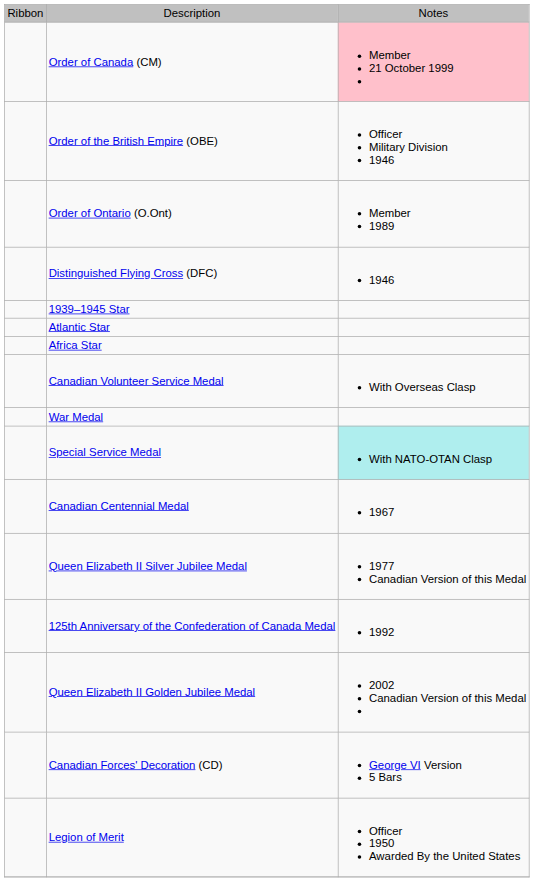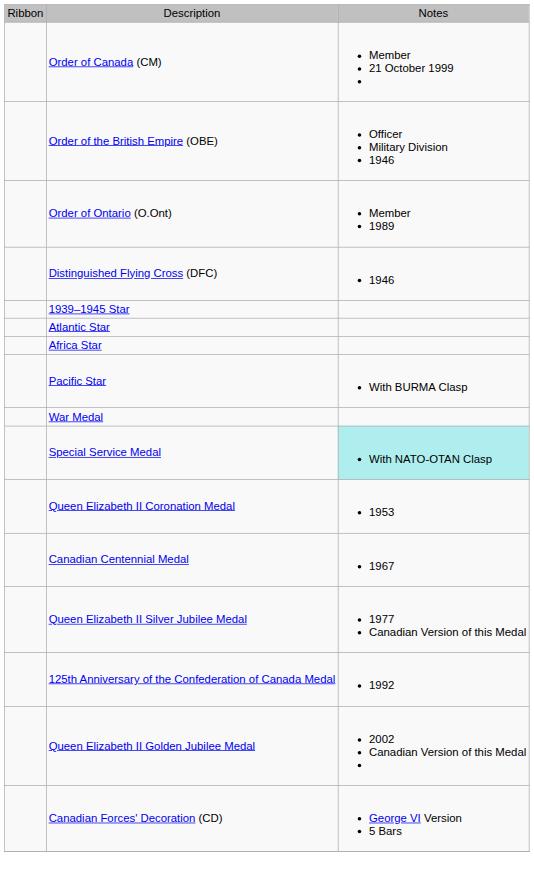(433, 68) pink background -> (433, 68) no background
+ row: (77, 381)
- row: (136, 381)
+ row: (142, 506)
- row: (86, 837)
